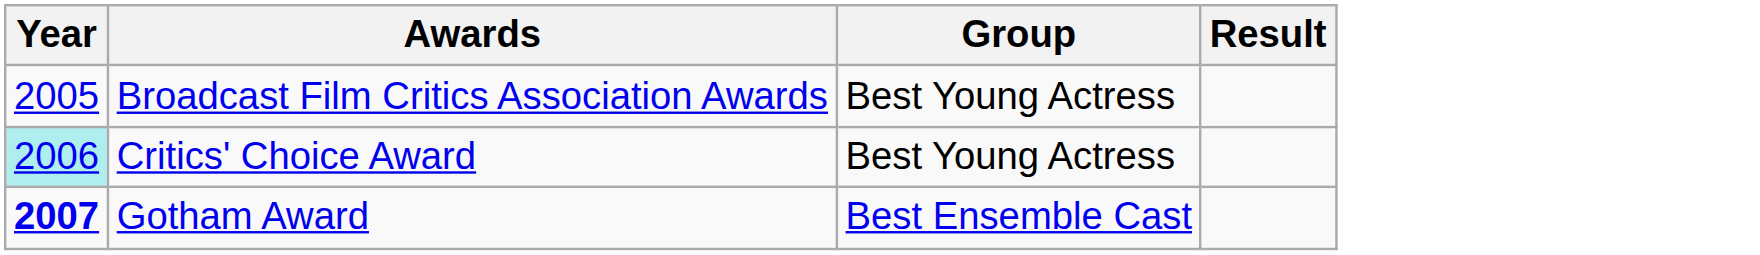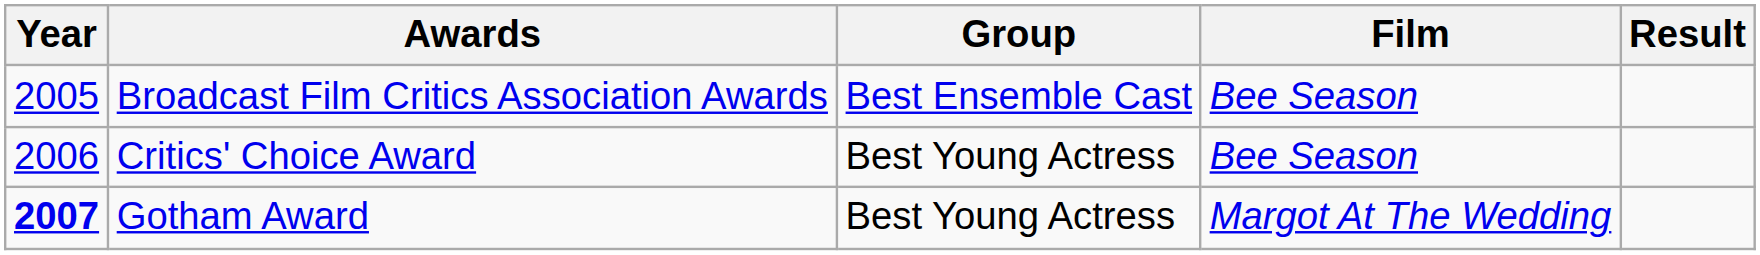+ column: (1410, 34)
(1010, 95) Best Young Actress -> (1019, 95) Best Ensemble Cast
(57, 156) paleturquoise background -> (57, 156) no background
(1019, 216) Best Ensemble Cast -> (1010, 216) Best Young Actress
